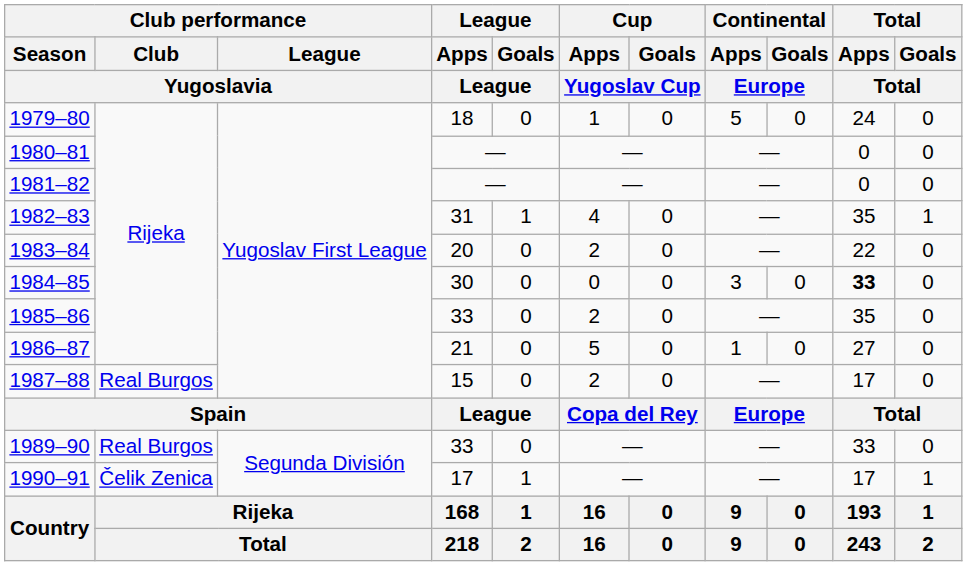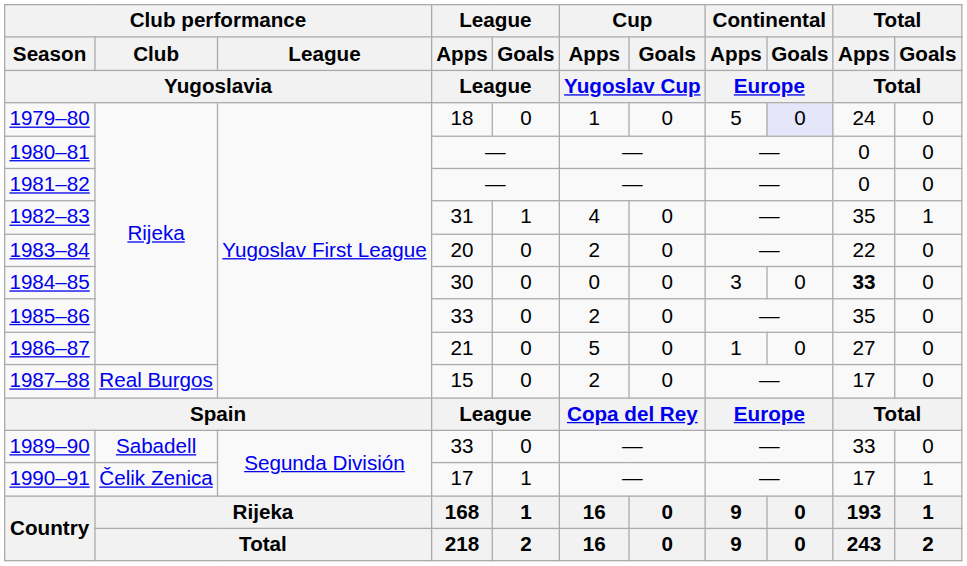(800, 119) no background -> (800, 119) lavender background
(156, 446) Real Burgos -> (156, 446) Sabadell
